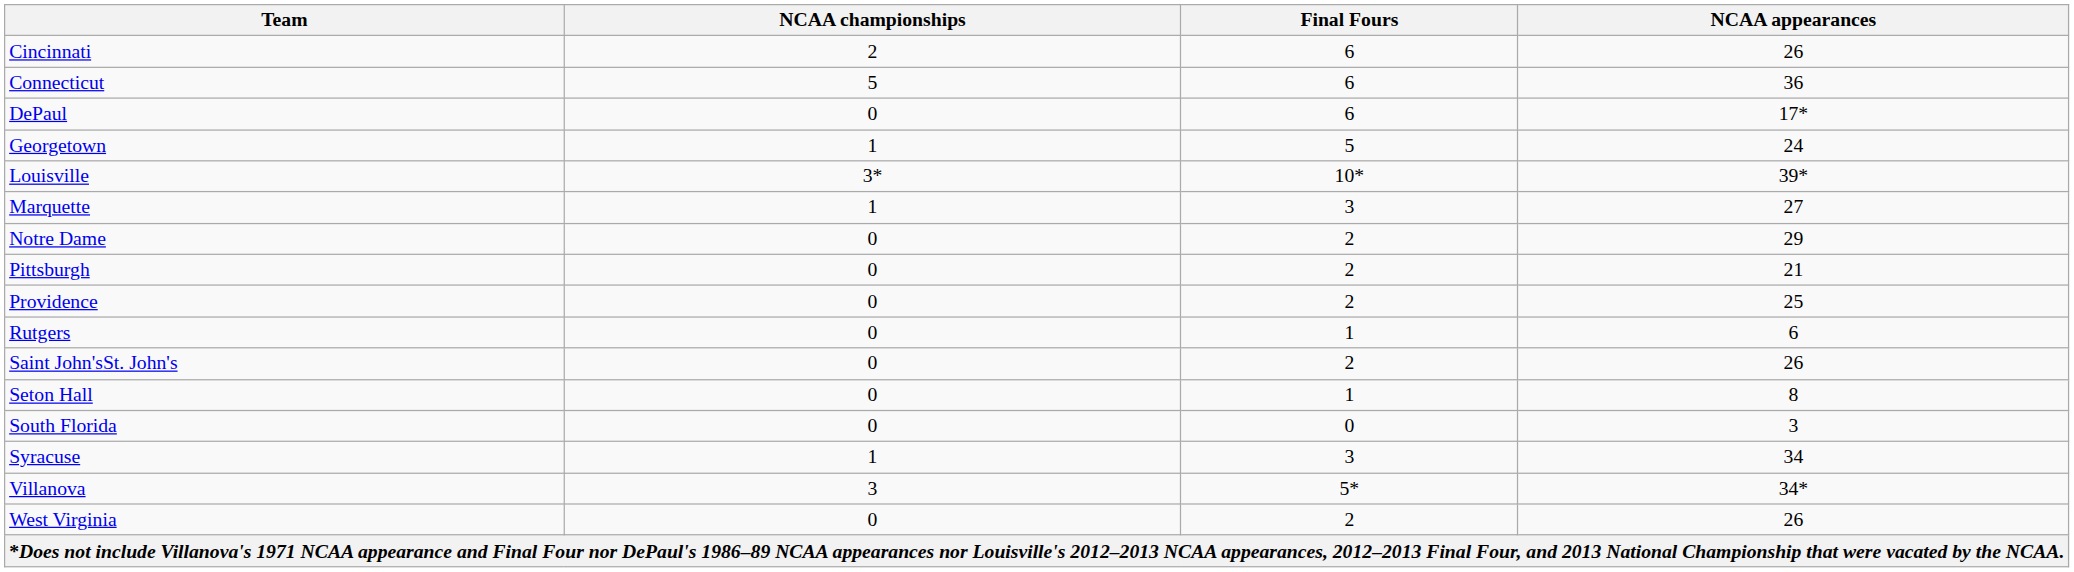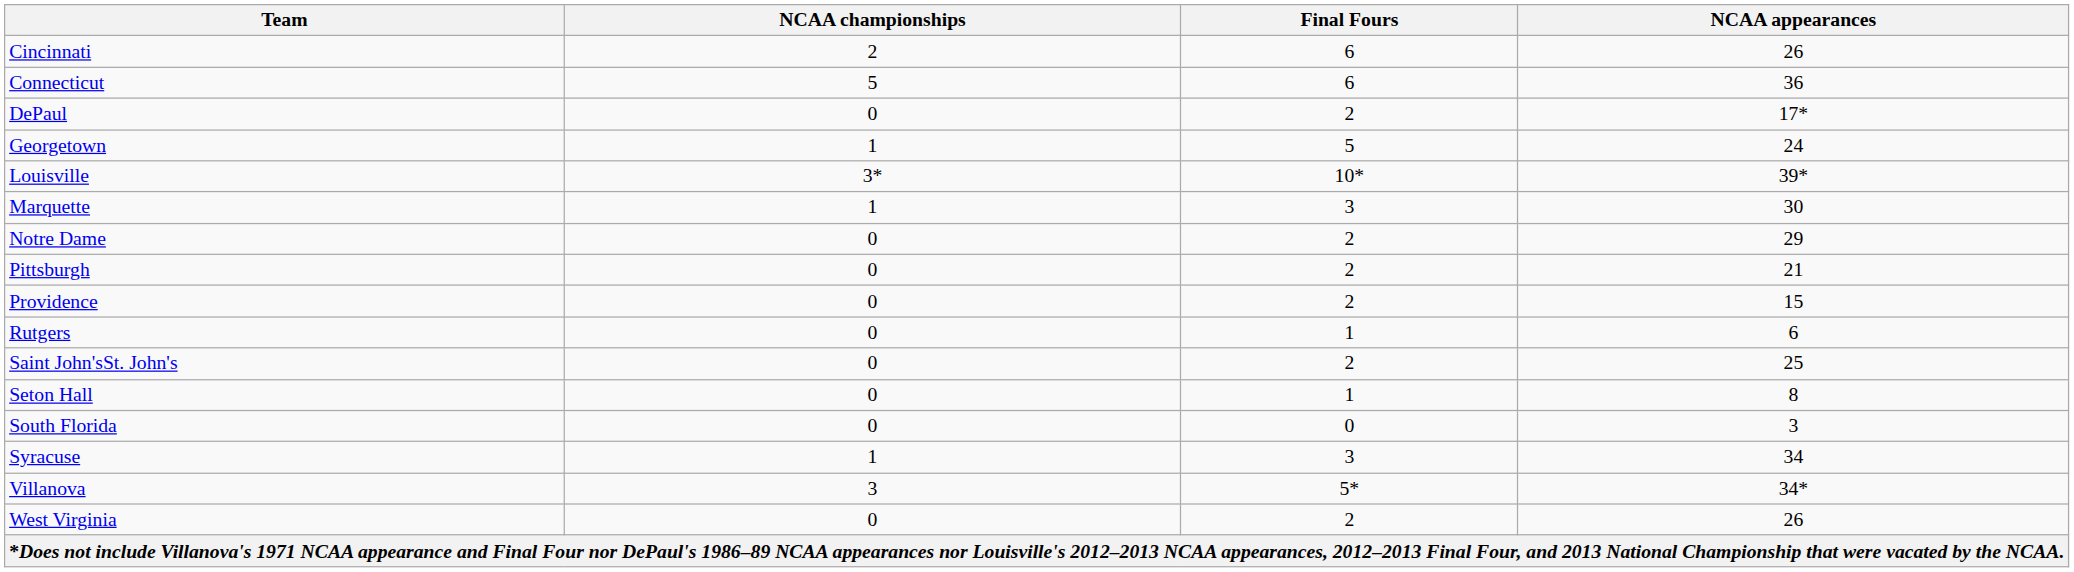(1349, 113) 6 -> (1349, 113) 2
(1793, 207) 27 -> (1793, 207) 30
(1793, 301) 25 -> (1793, 301) 15
(1793, 363) 26 -> (1793, 363) 25
